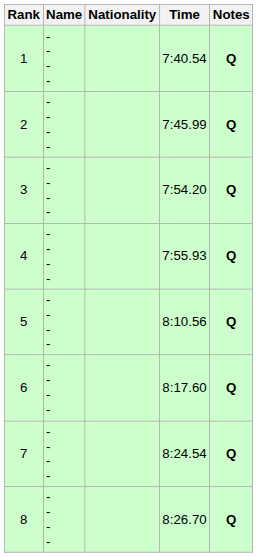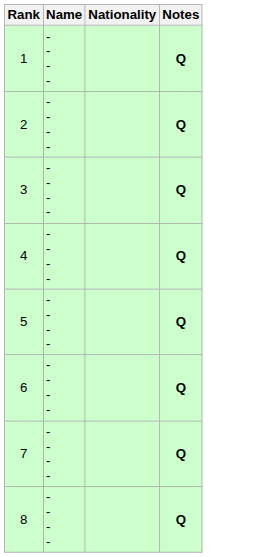- column: (185, 15)
